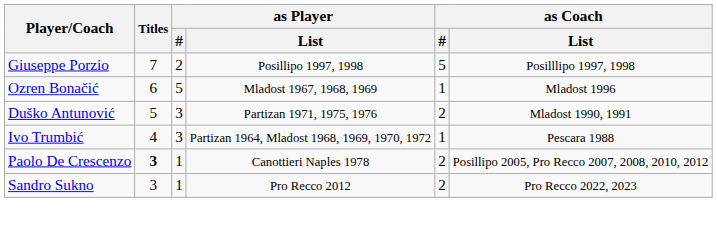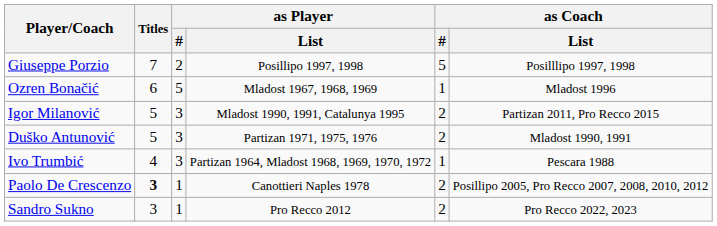+ row: (54, 112)
